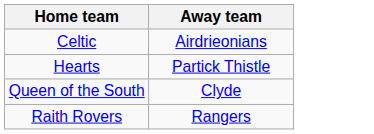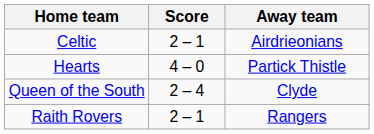+ column: (187, 16)
